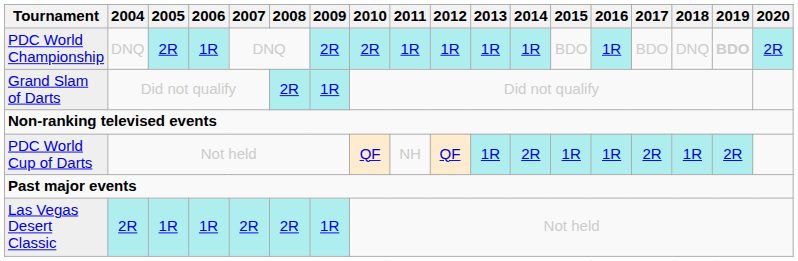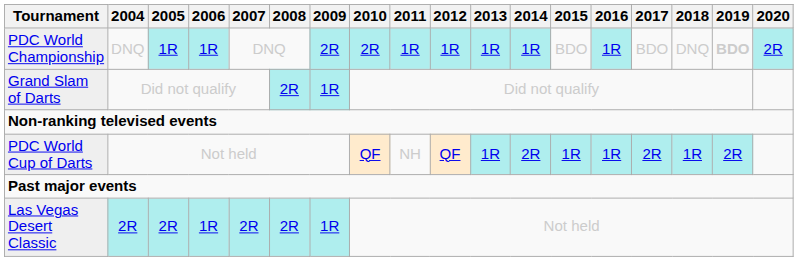(168, 48) 2R -> (168, 48) 1R
(168, 227) 1R -> (168, 227) 2R
